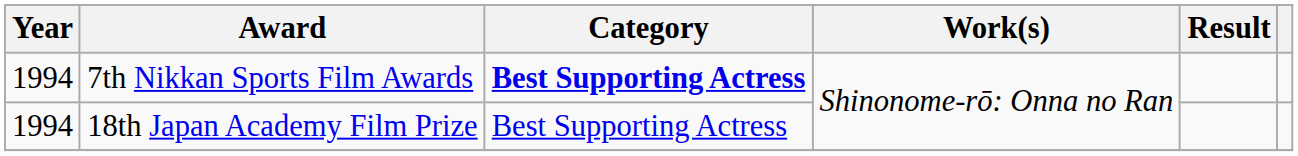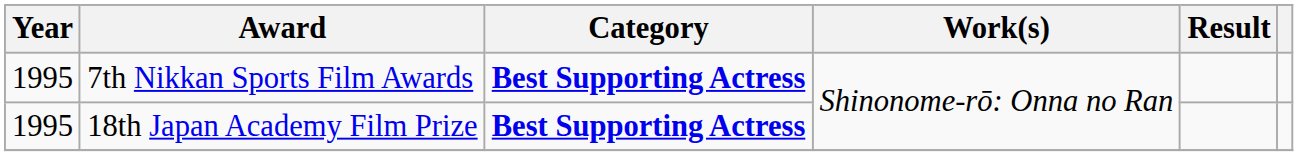(43, 77) 1994 -> (43, 77) 1995
(43, 125) 1994 -> (43, 125) 1995
(639, 125) normal -> (649, 125) bold
